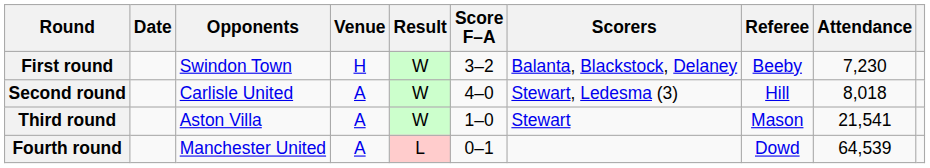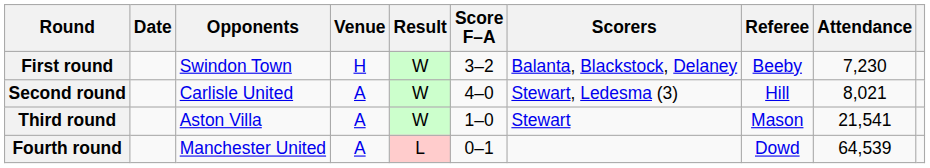(865, 93) 8,018 -> (865, 93) 8,021
